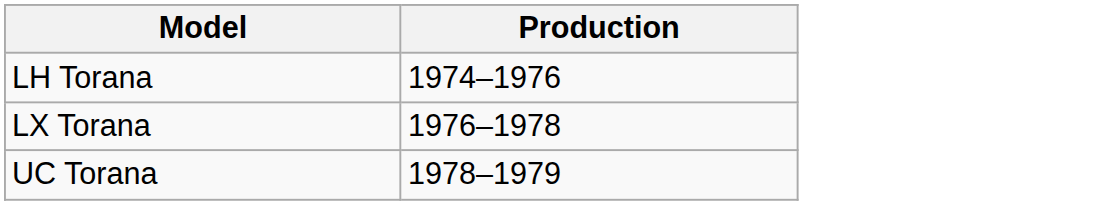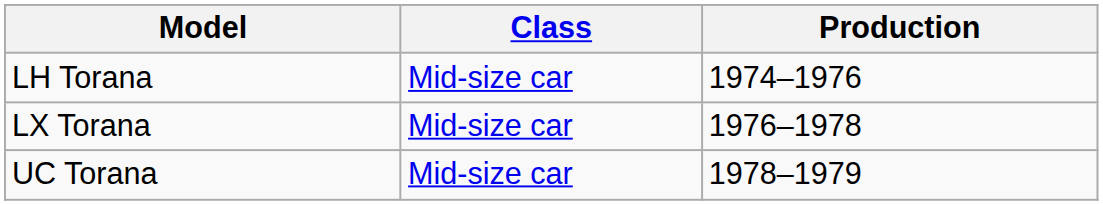+ column: (551, 28)
